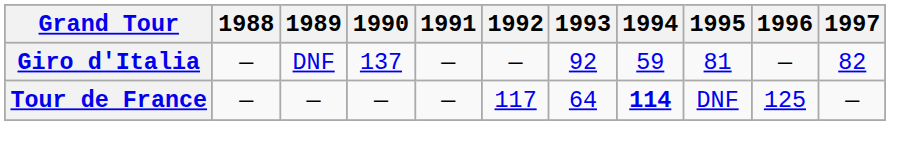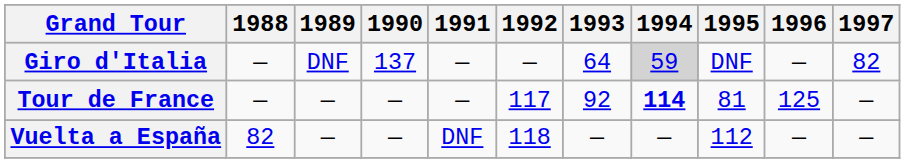(583, 62) 92 -> (597, 62) 64
(650, 62) no background -> (664, 62) lightgrey background
(718, 62) 81 -> (732, 62) DNF
(583, 100) 64 -> (597, 100) 92
(718, 100) DNF -> (732, 100) 81
+ row: (116, 138)
